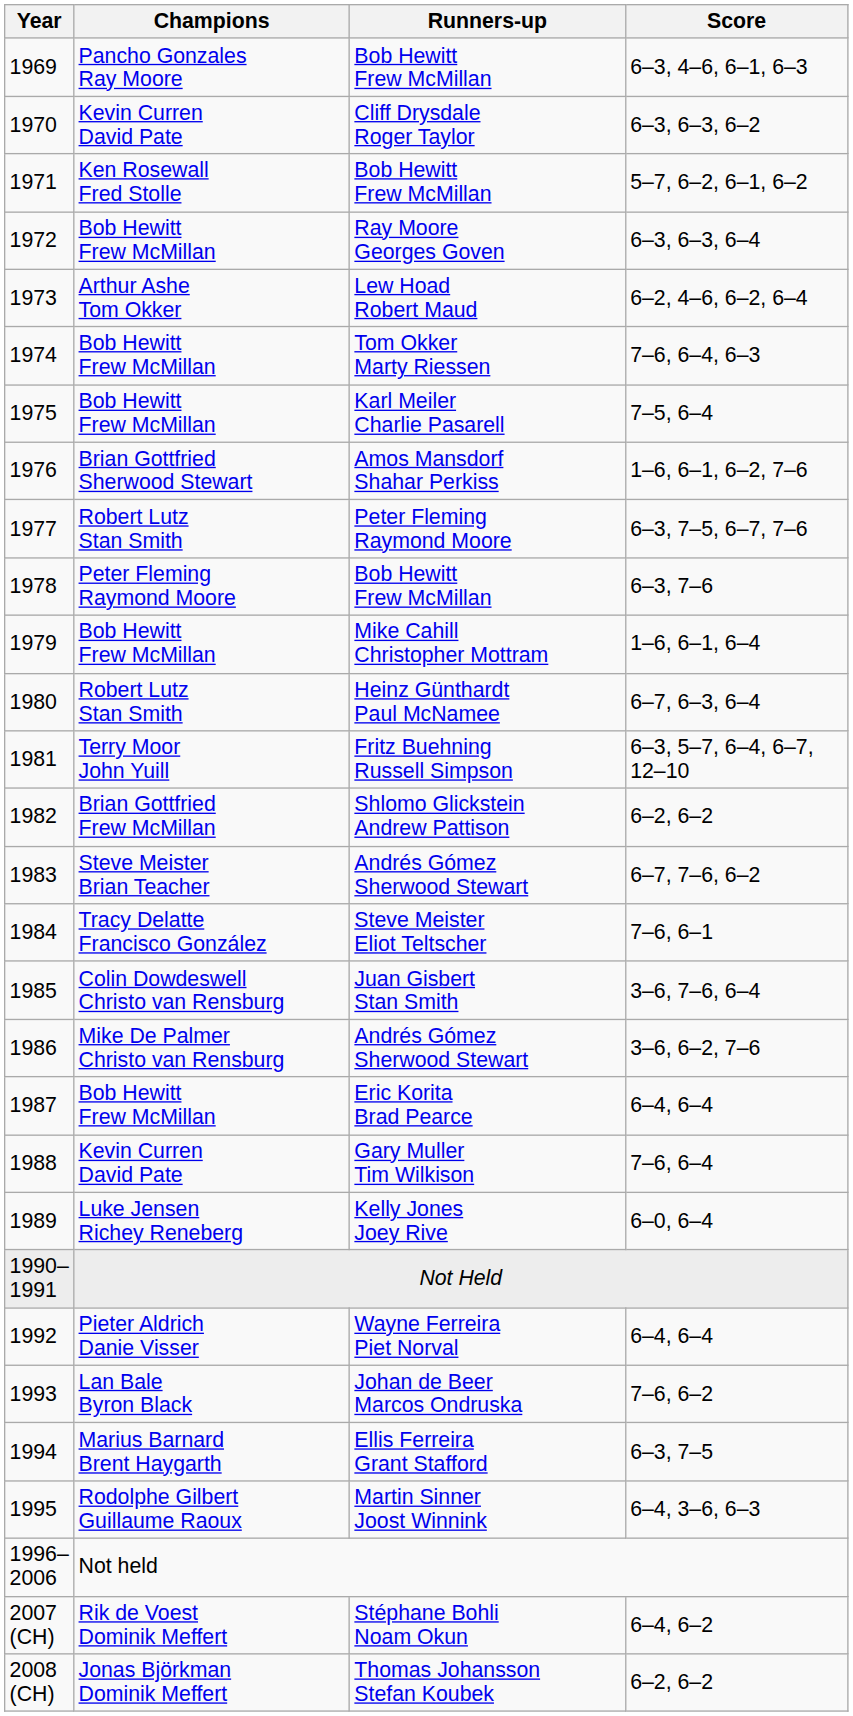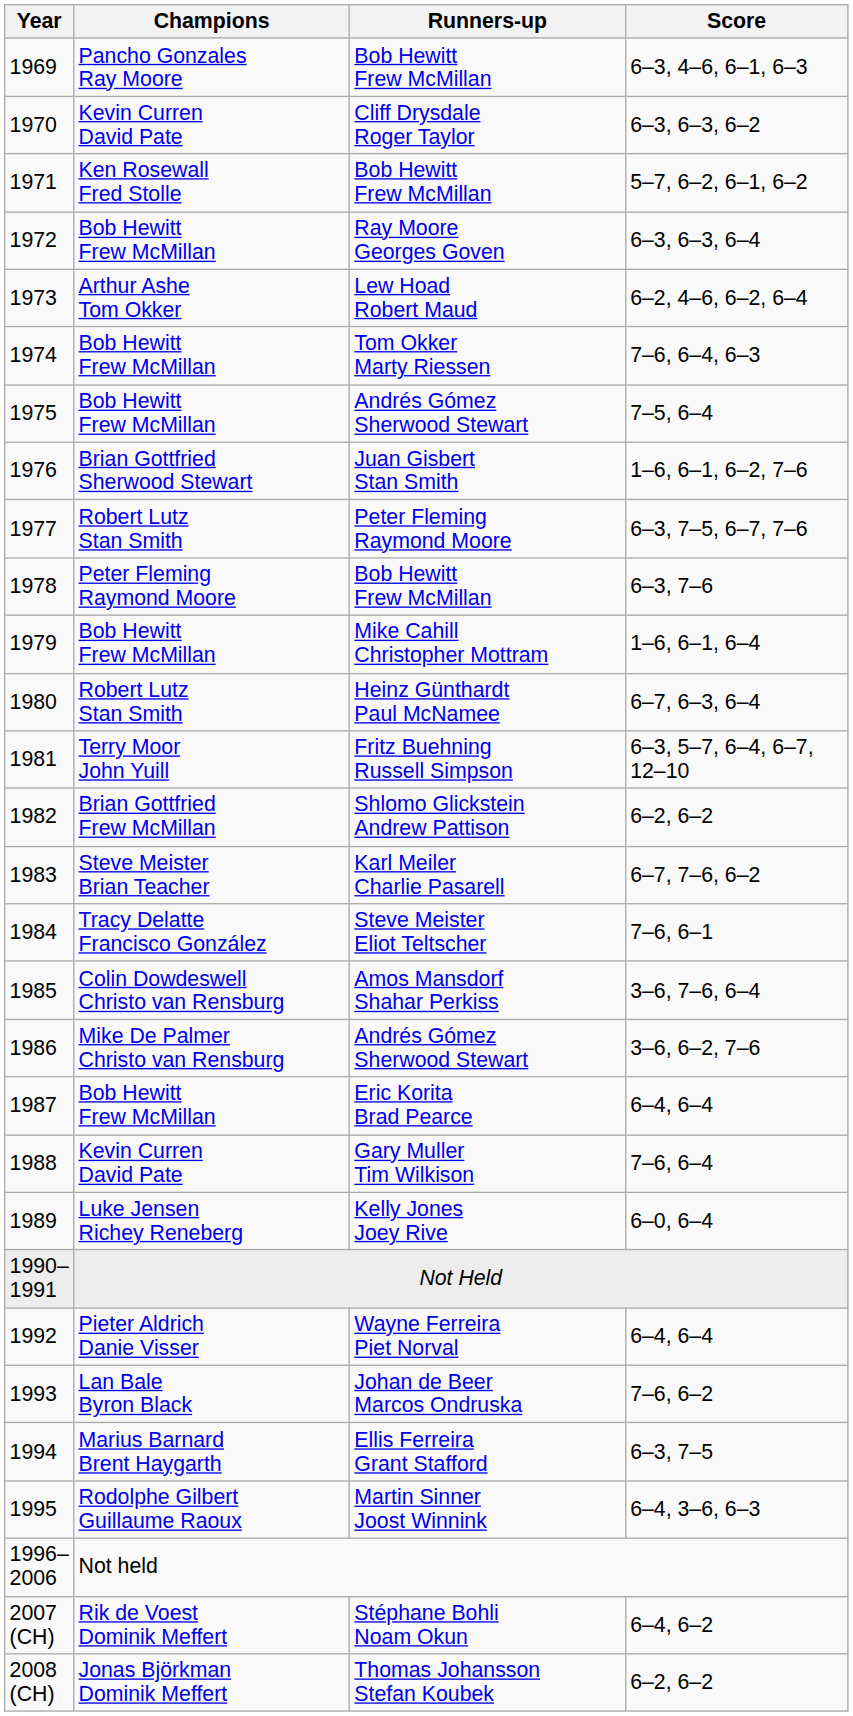(429, 413) Karl Meiler Charlie Pasarell -> (441, 413) Andrés Gómez Sherwood Stewart
(429, 470) Amos Mansdorf Shahar Perkiss -> (415, 470) Juan Gisbert Stan Smith
(441, 874) Andrés Gómez Sherwood Stewart -> (429, 874) Karl Meiler Charlie Pasarell
(415, 990) Juan Gisbert Stan Smith -> (429, 990) Amos Mansdorf Shahar Perkiss
